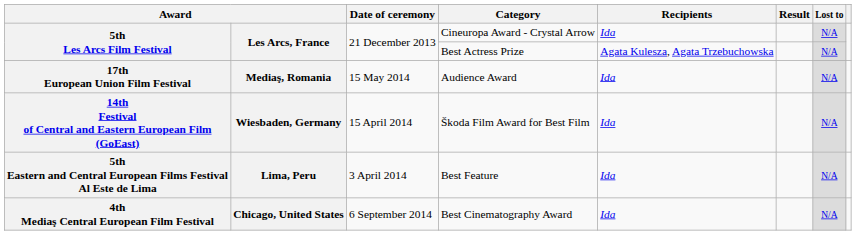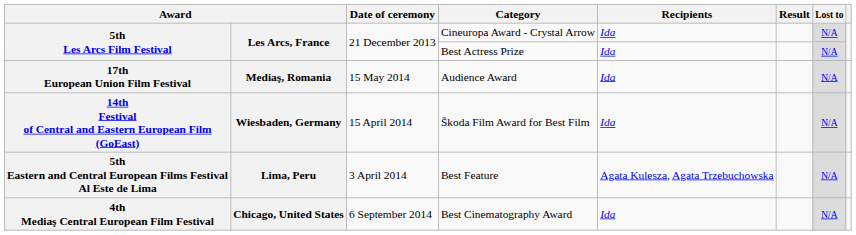(687, 51) Agata Kulesza, Agata Trzebuchowska -> (608, 51) Ida
(608, 175) Ida -> (687, 175) Agata Kulesza, Agata Trzebuchowska
